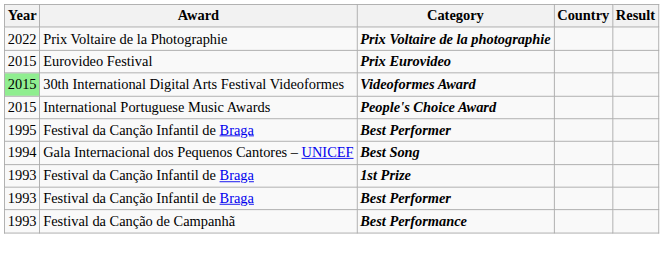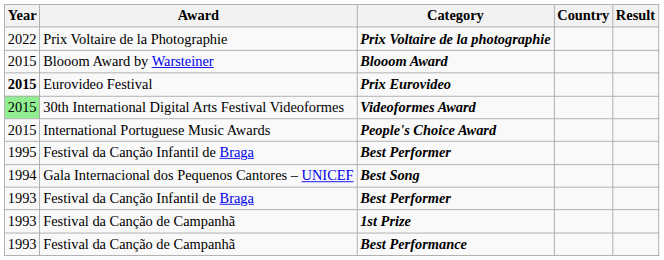+ row: (128, 61)
(22, 61) normal -> (22, 84) bold
- row: (149, 175)
+ row: (139, 221)
